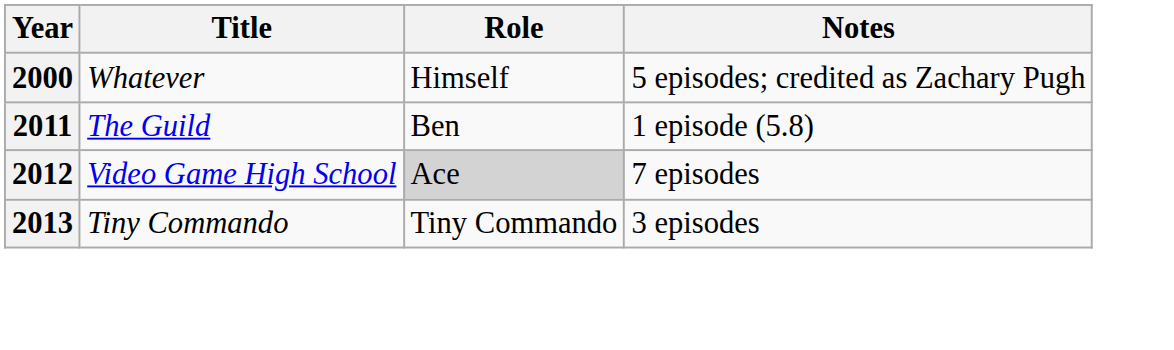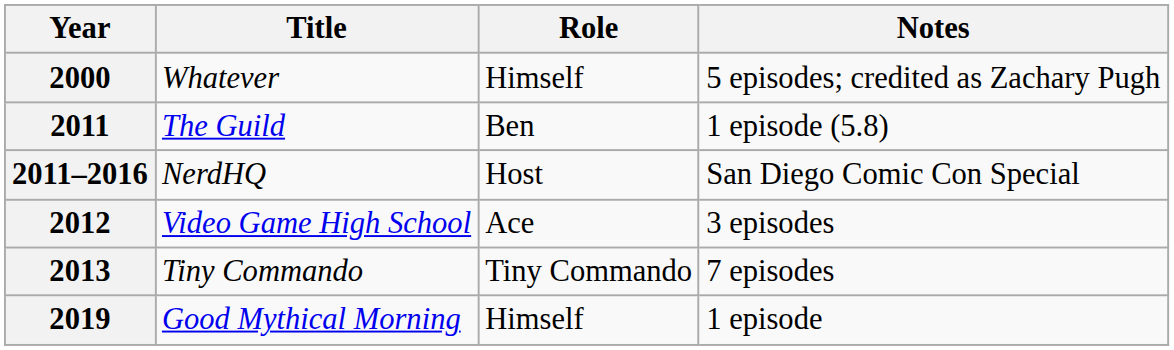+ row: (80, 174)
(435, 174) lightgrey background -> (510, 222) no background
(696, 174) 7 episodes -> (770, 222) 3 episodes
(696, 222) 3 episodes -> (770, 271) 7 episodes
+ row: (80, 319)
